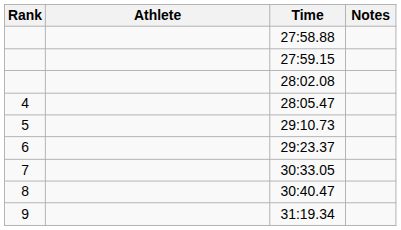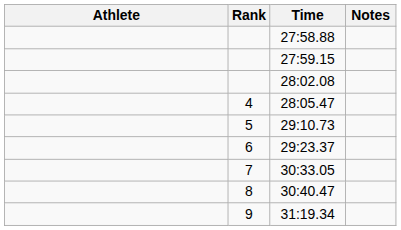columns swapped: (25, 15) <-> (158, 15)
